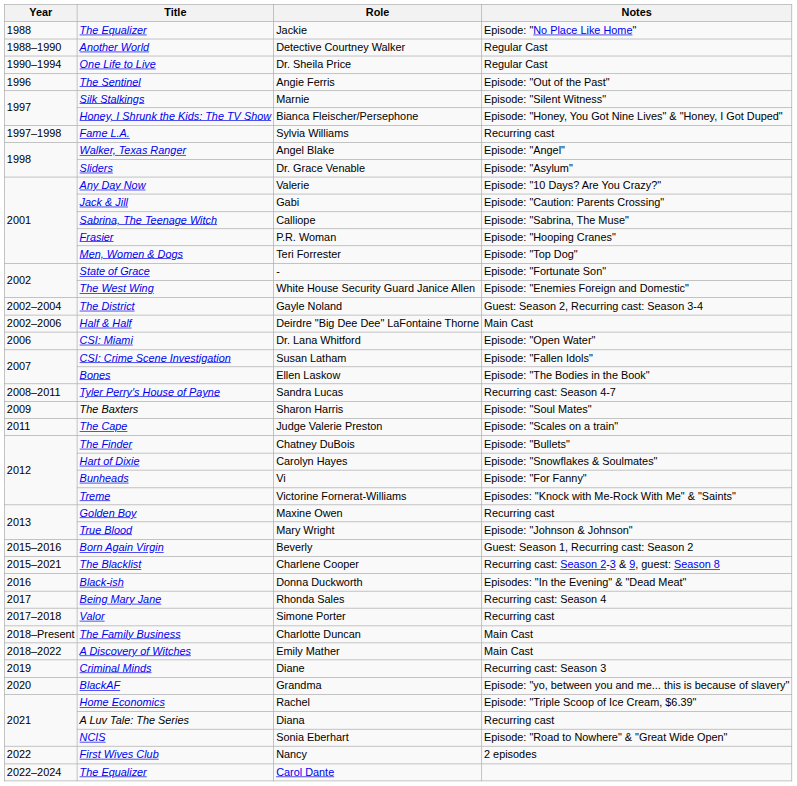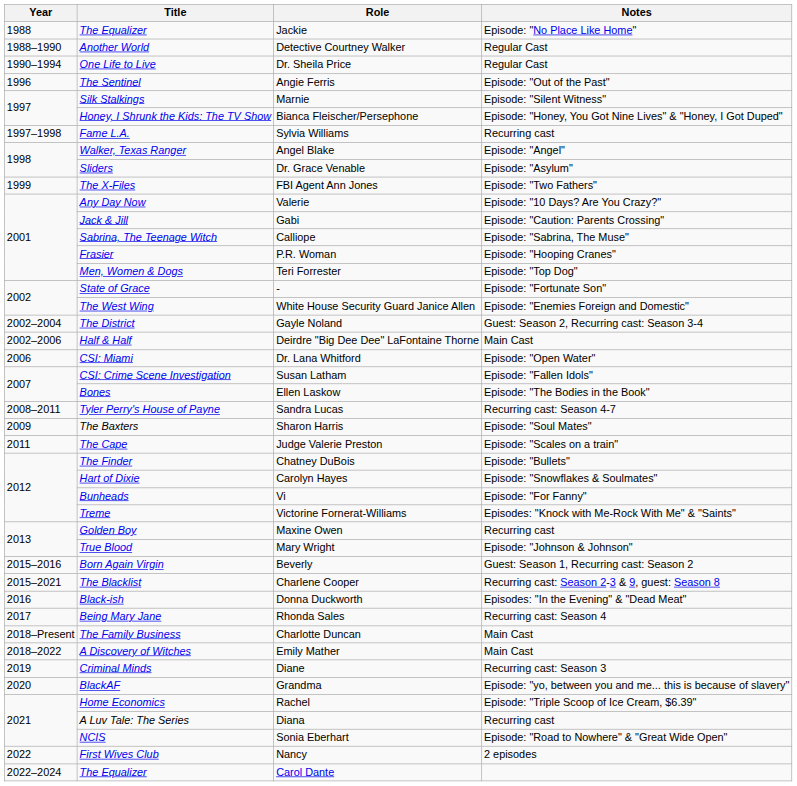+ row: (327, 185)
- row: (311, 617)
